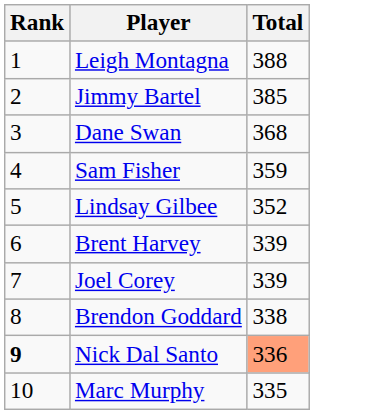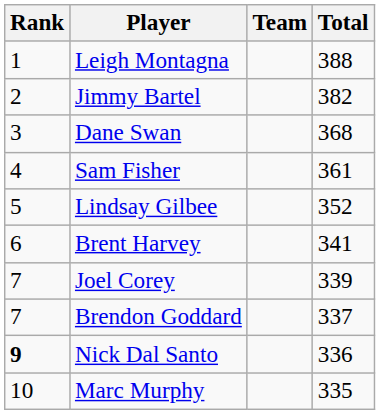+ column: (280, 22)
(270, 96) 385 -> (335, 96) 382
(270, 170) 359 -> (335, 170) 361
(270, 243) 339 -> (335, 243) 341
(16, 317) 8 -> (16, 317) 7
(270, 317) 338 -> (335, 317) 337
(270, 354) lightsalmon background -> (335, 354) no background
